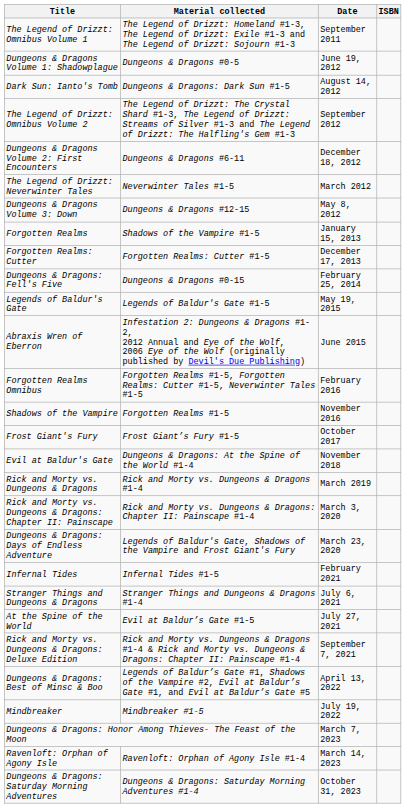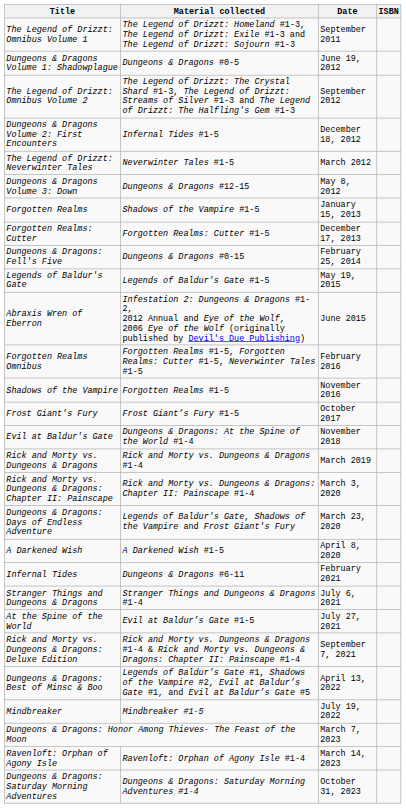- row: (62, 87)
(183, 158) Dungeons & Dragons #6-11 -> (171, 135) Infernal Tides #1-5
+ row: (44, 551)
(171, 574) Infernal Tides #1-5 -> (183, 574) Dungeons & Dragons #6-11
